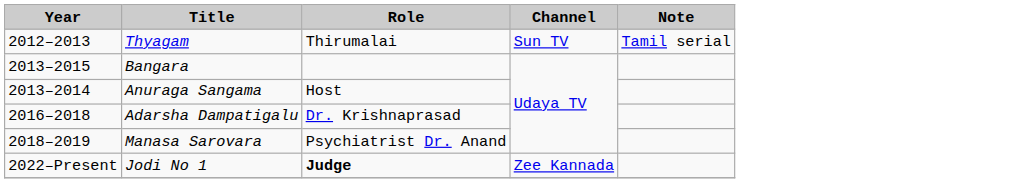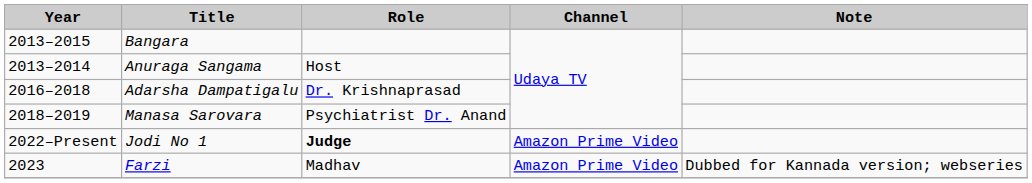- row: (157, 42)
(564, 166) Zee Kannada -> (596, 141) Amazon Prime Video
+ row: (148, 166)
